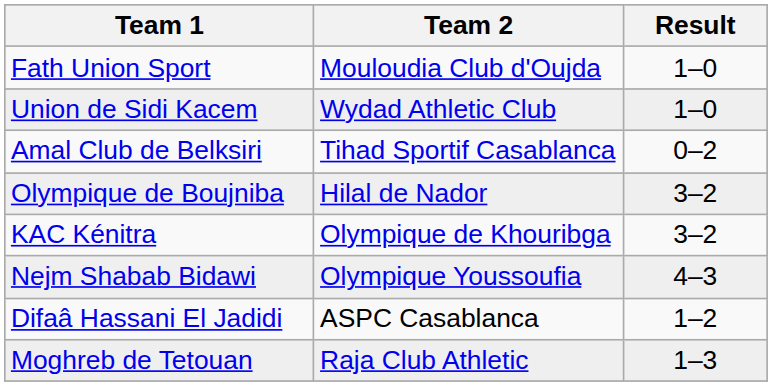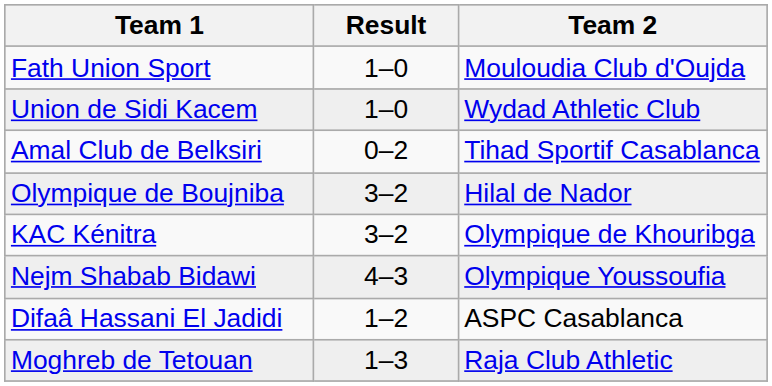columns swapped: (469, 25) <-> (695, 25)
